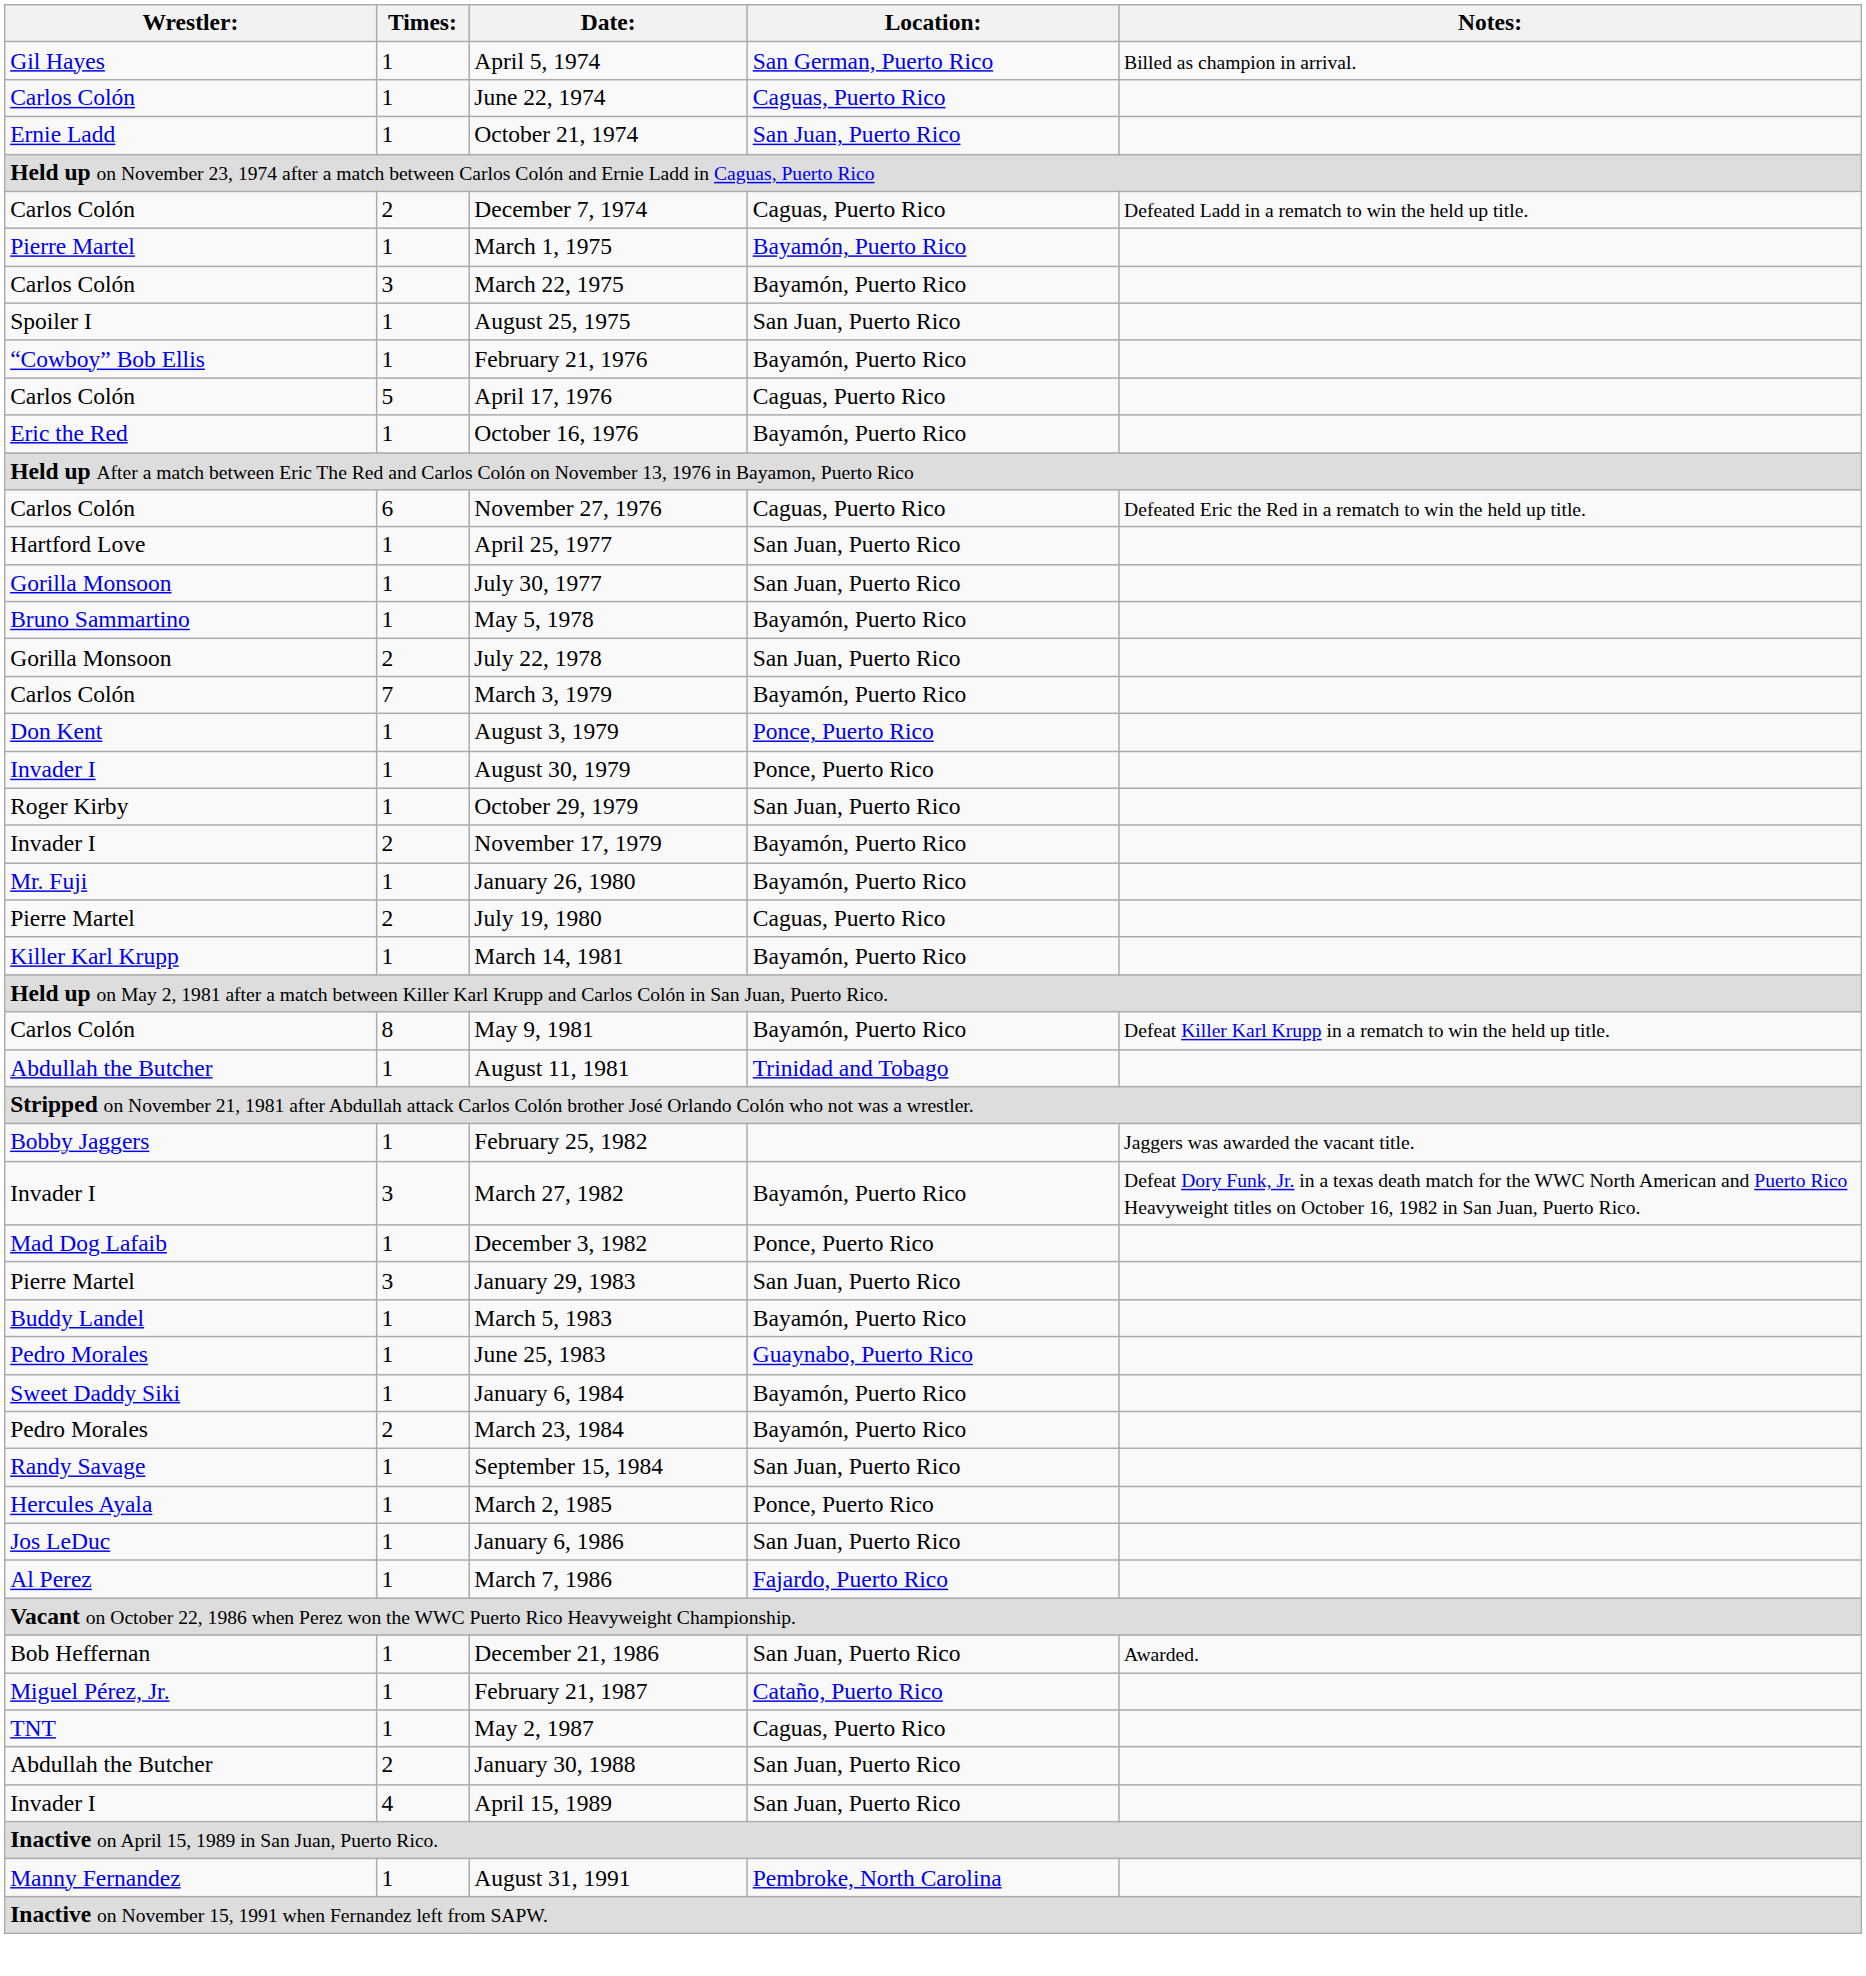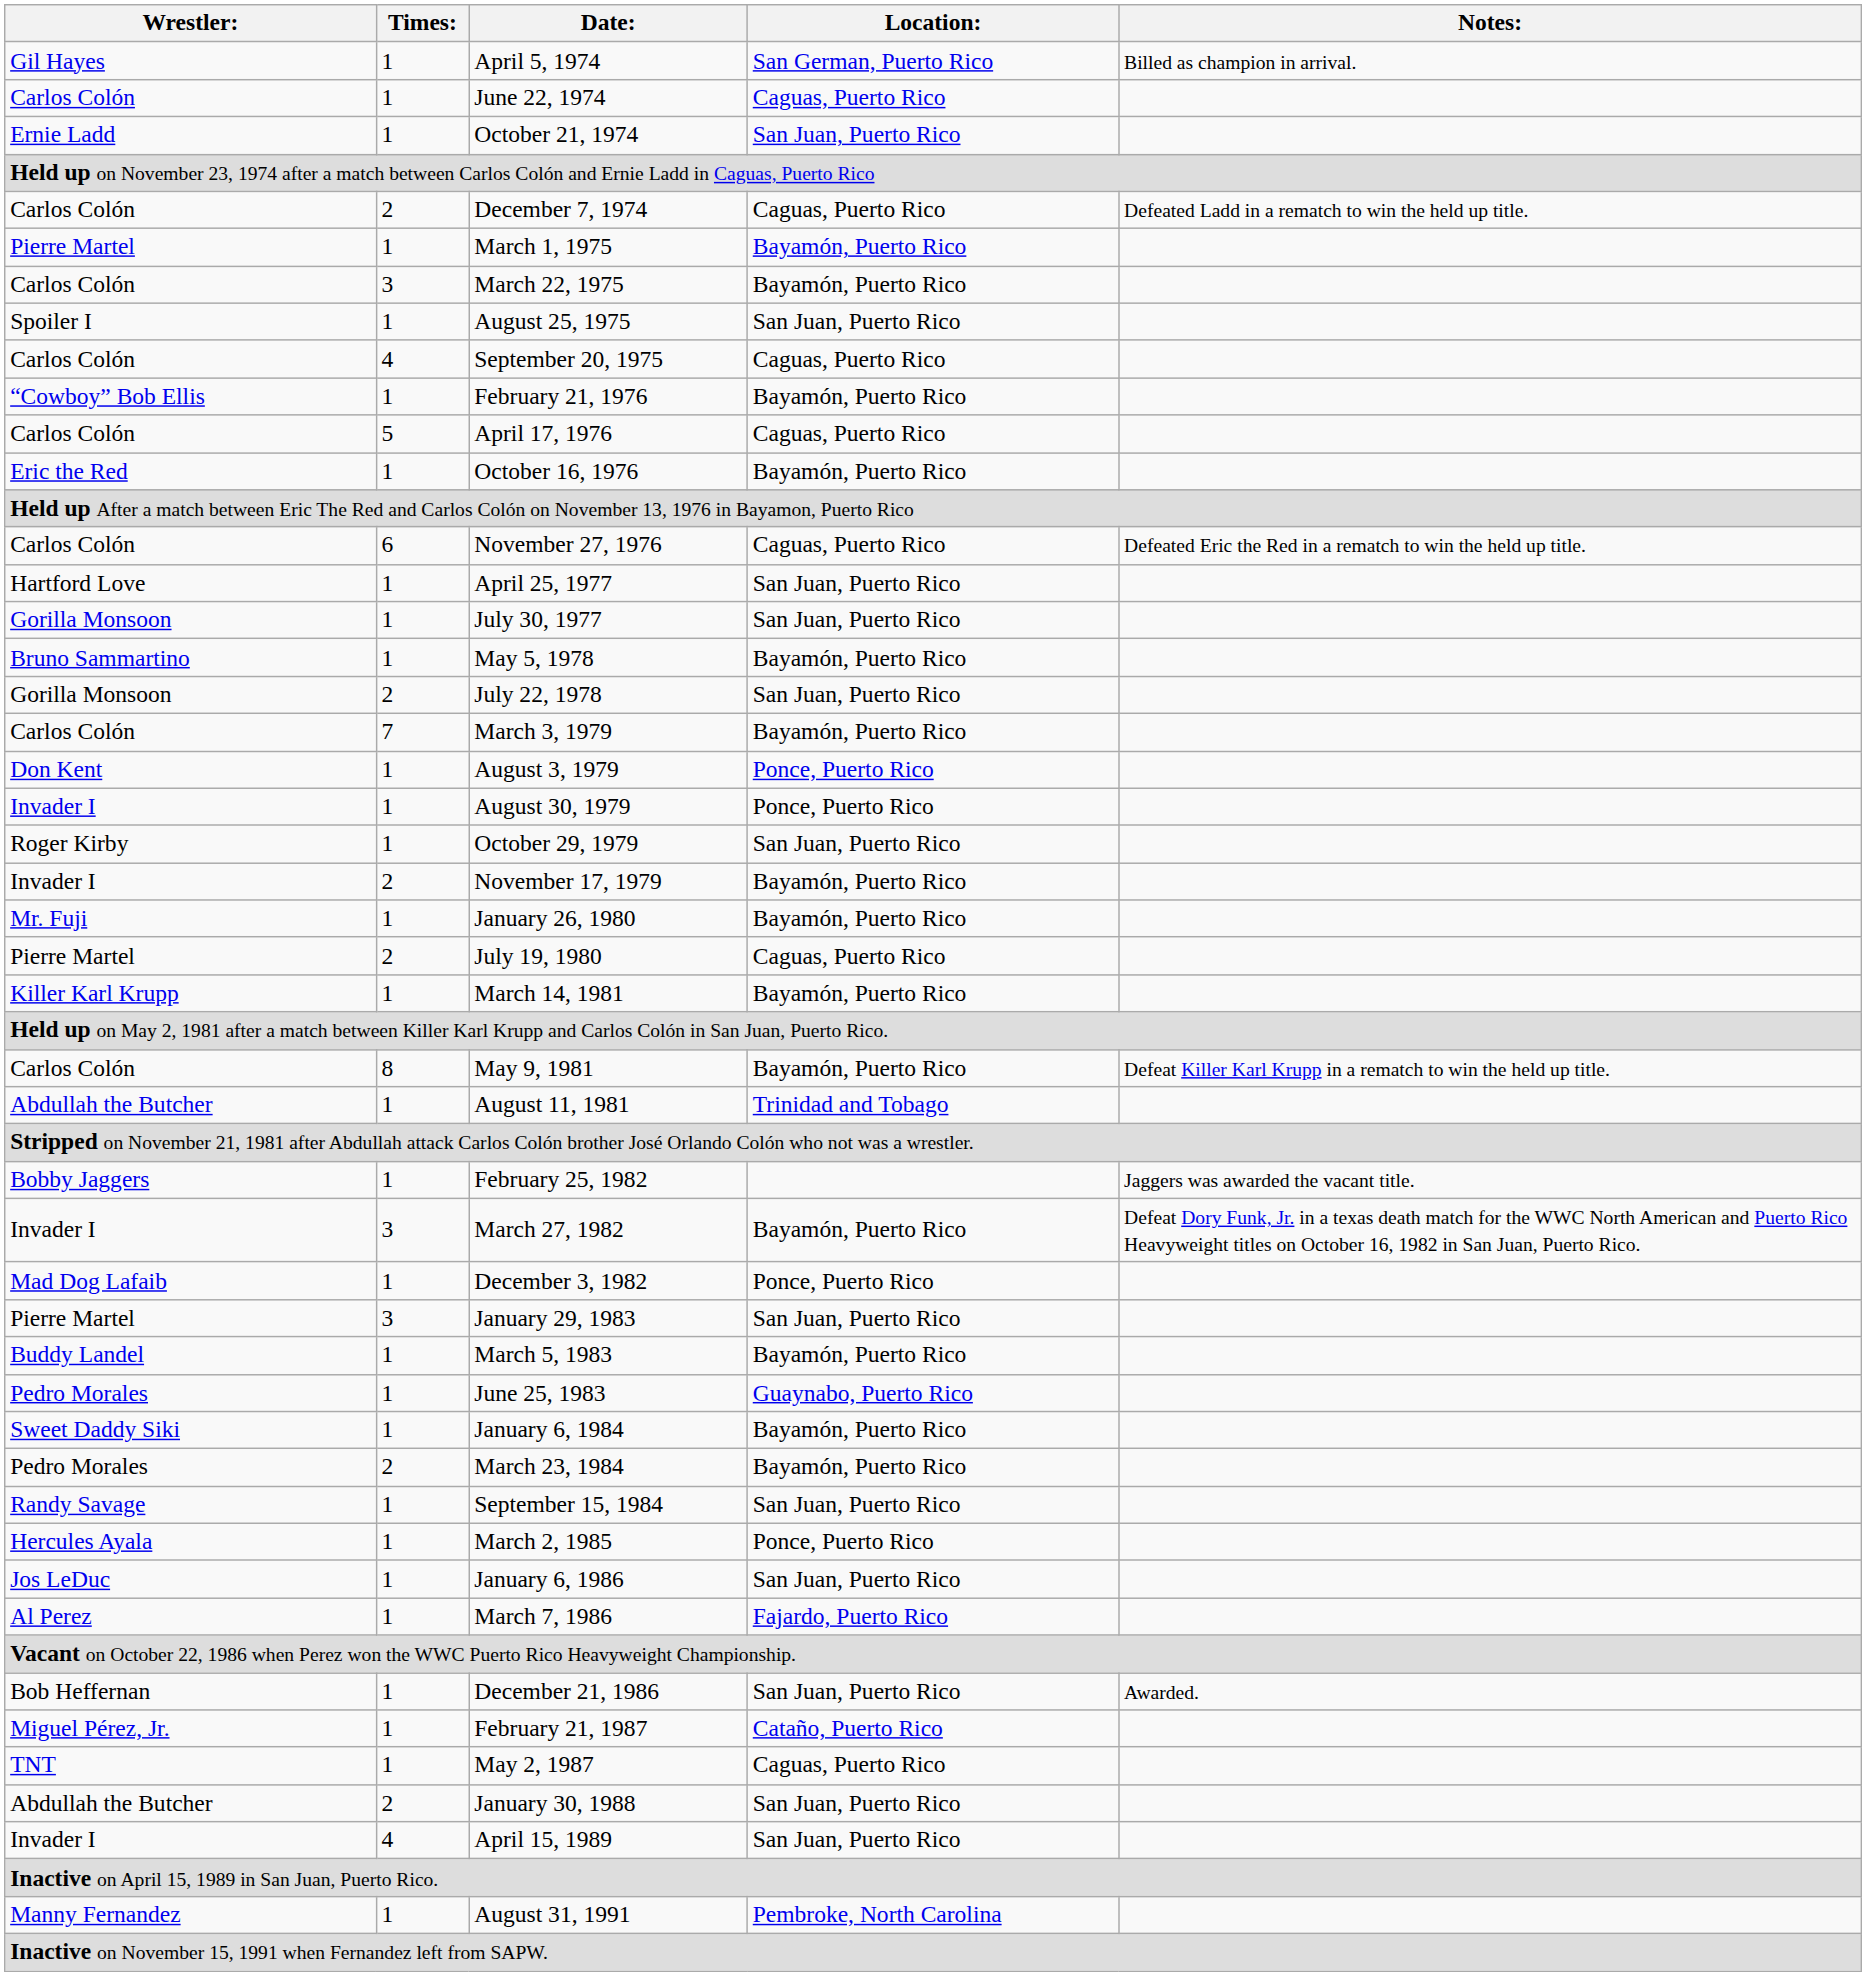+ row: (569, 358)
